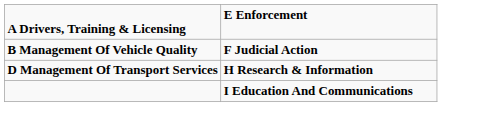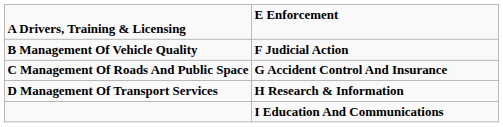+ row: (128, 70)
